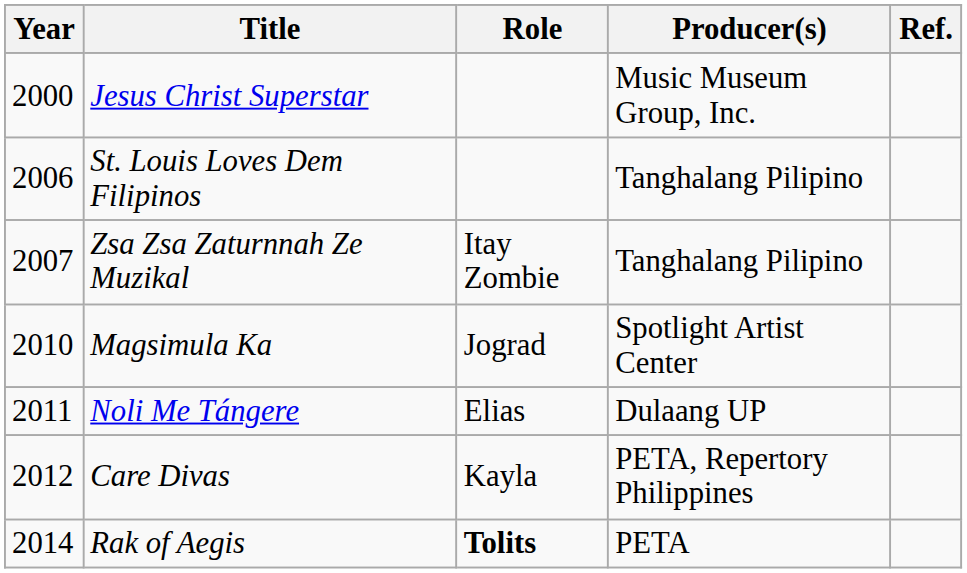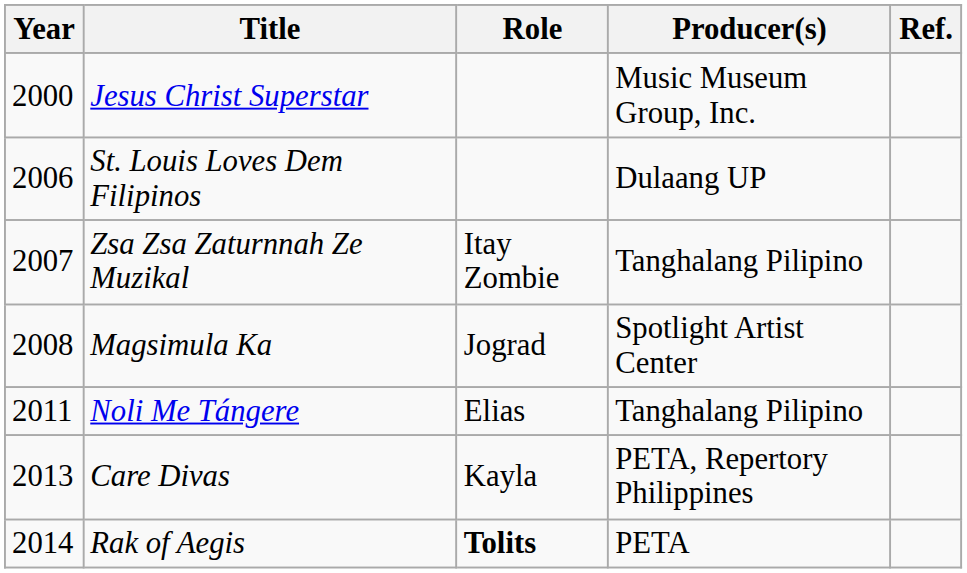(739, 178) Tanghalang Pilipino -> (691, 178) Dulaang UP
(43, 344) 2010 -> (43, 344) 2008
(691, 410) Dulaang UP -> (739, 410) Tanghalang Pilipino
(43, 476) 2012 -> (43, 476) 2013
